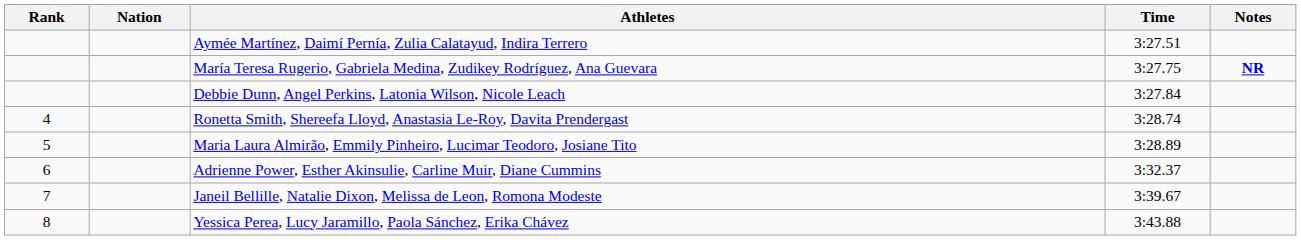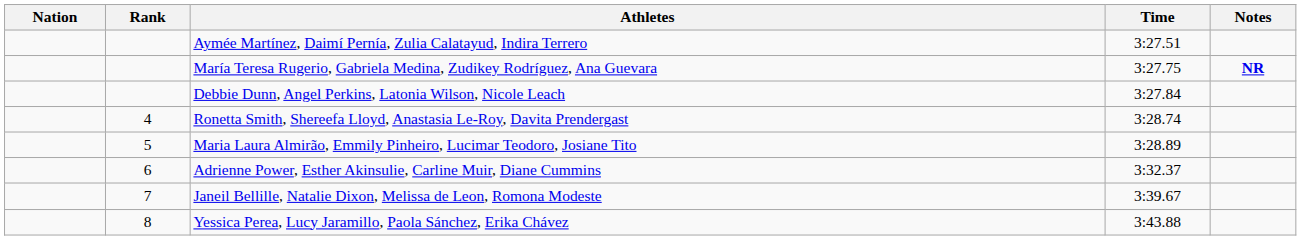columns swapped: (47, 17) <-> (139, 17)
